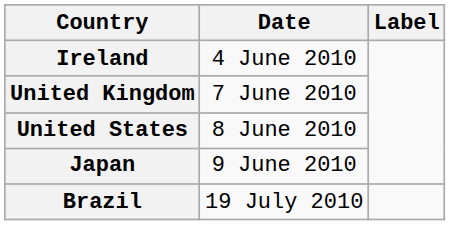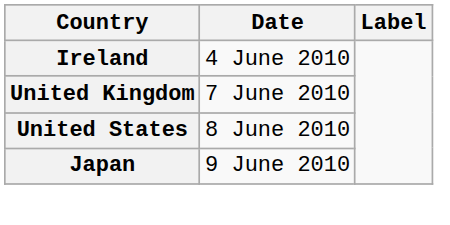- row: (102, 202)
